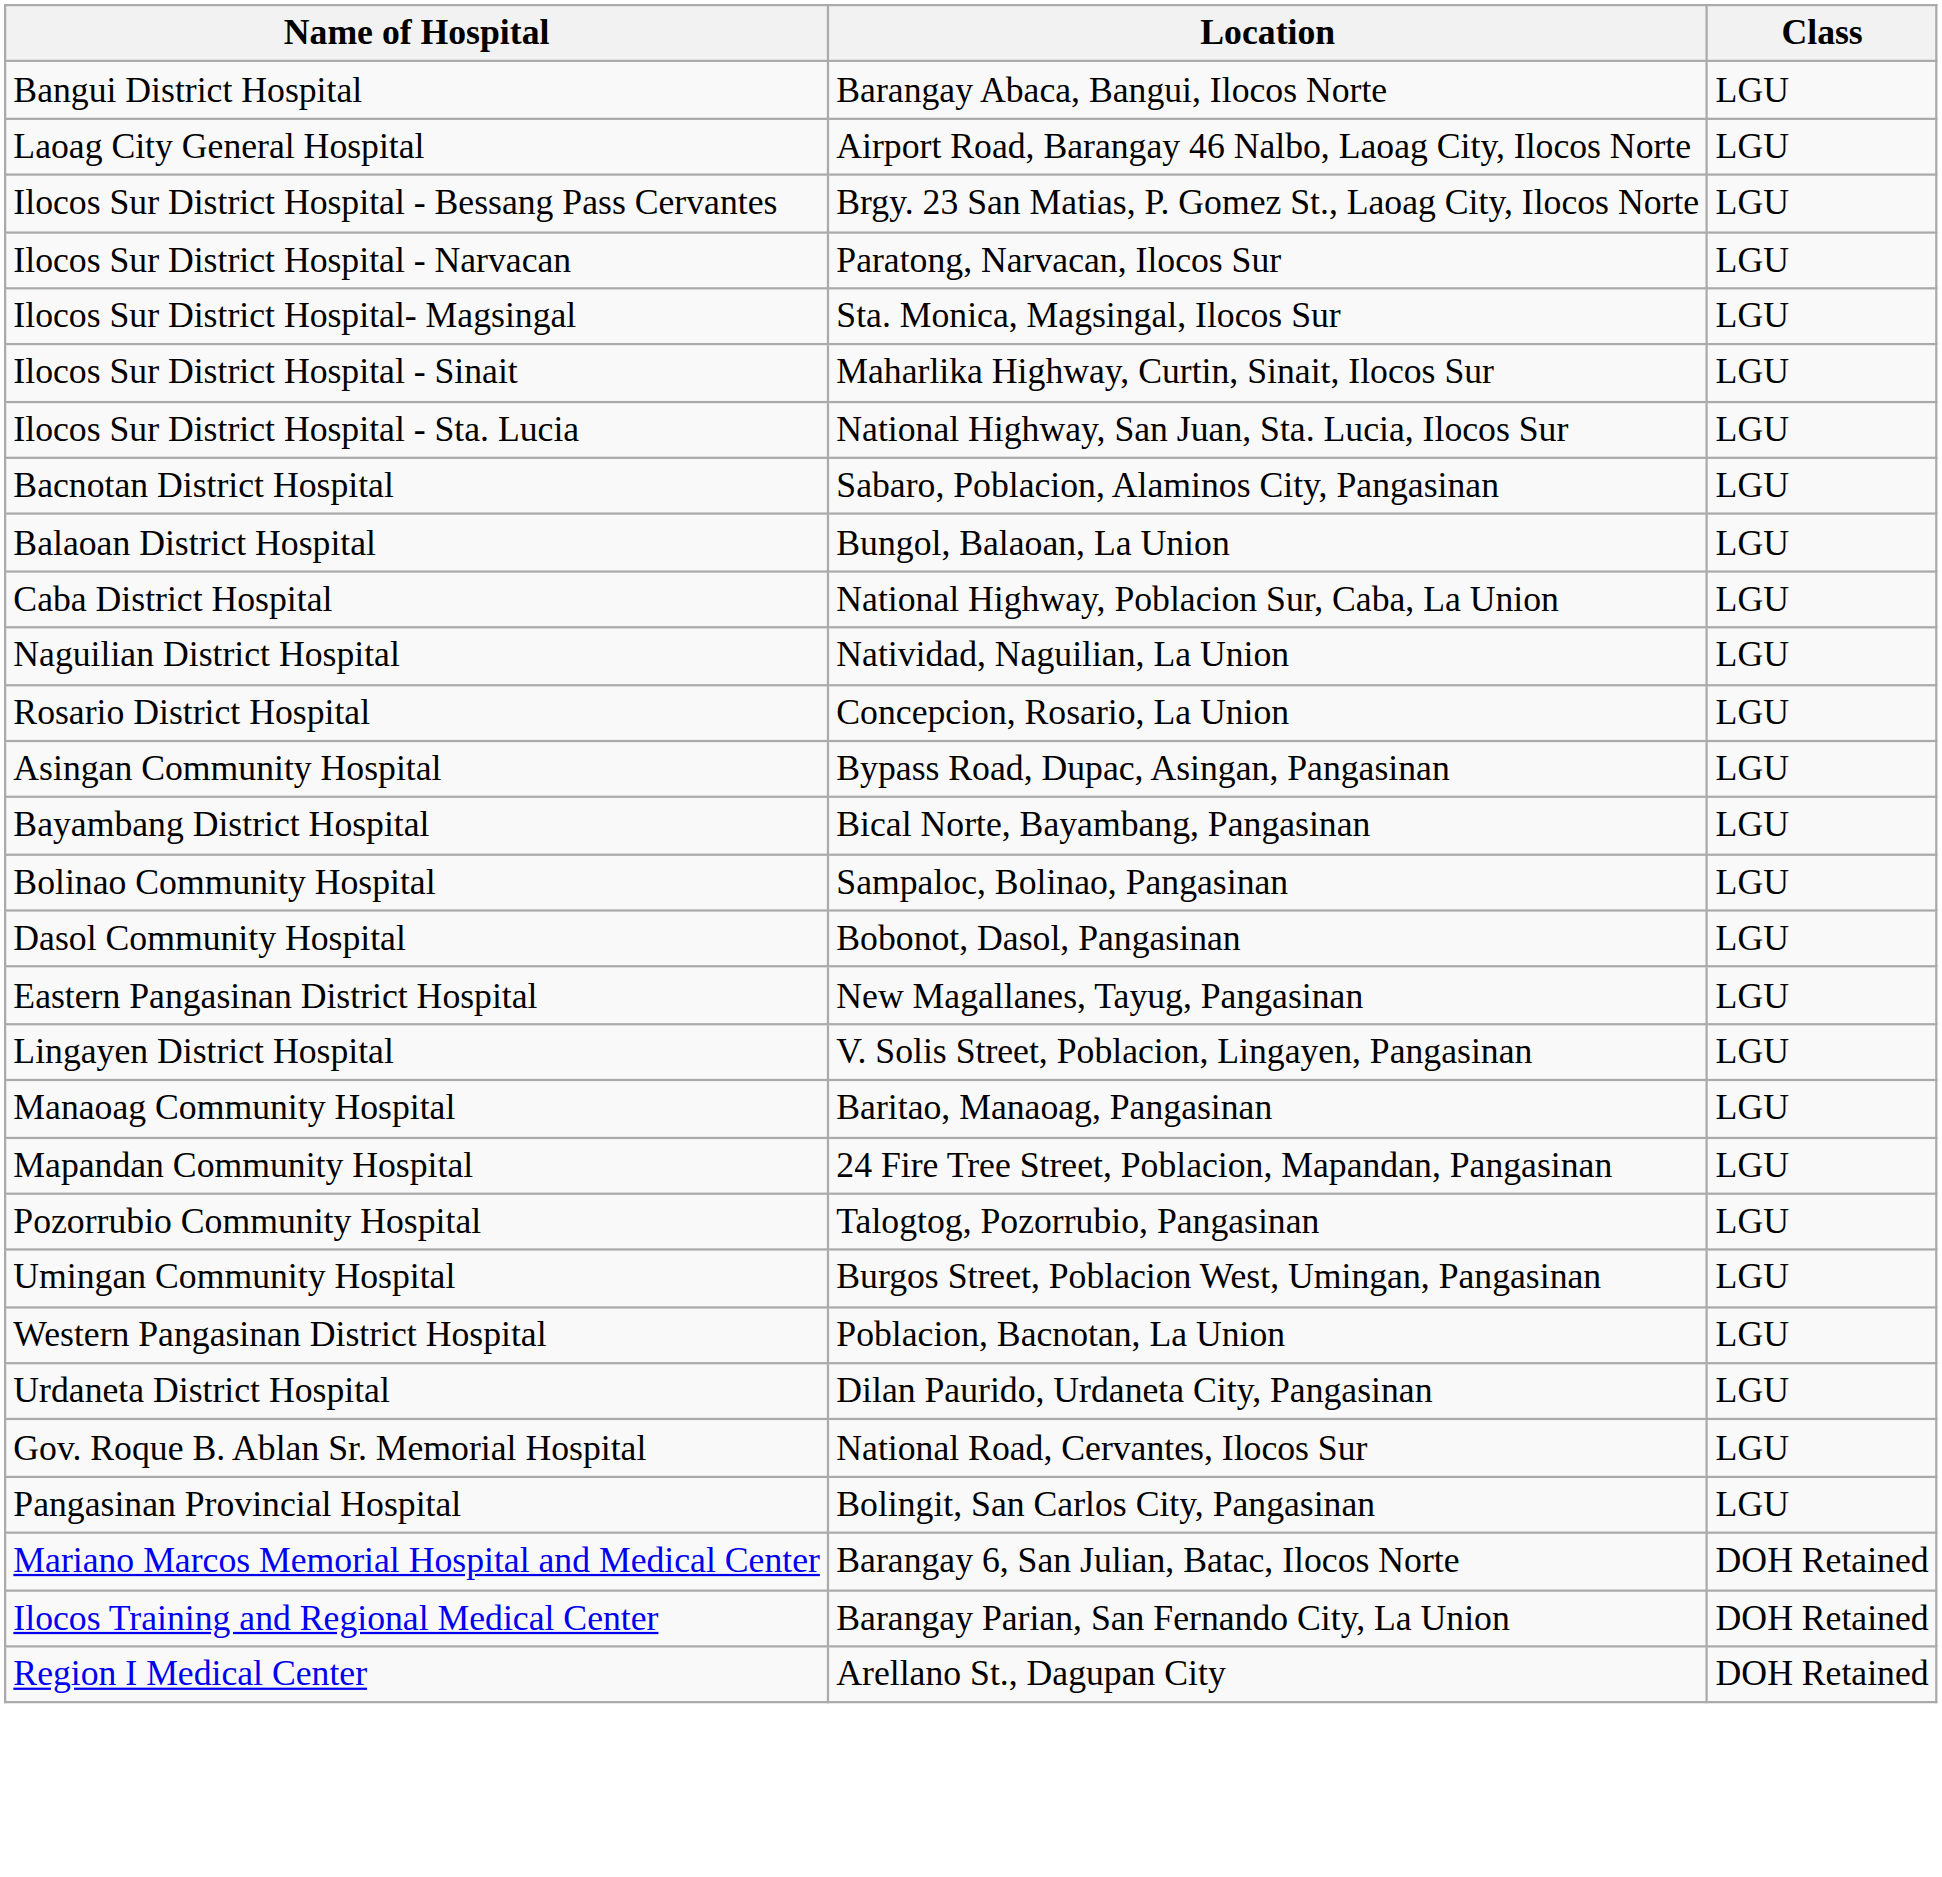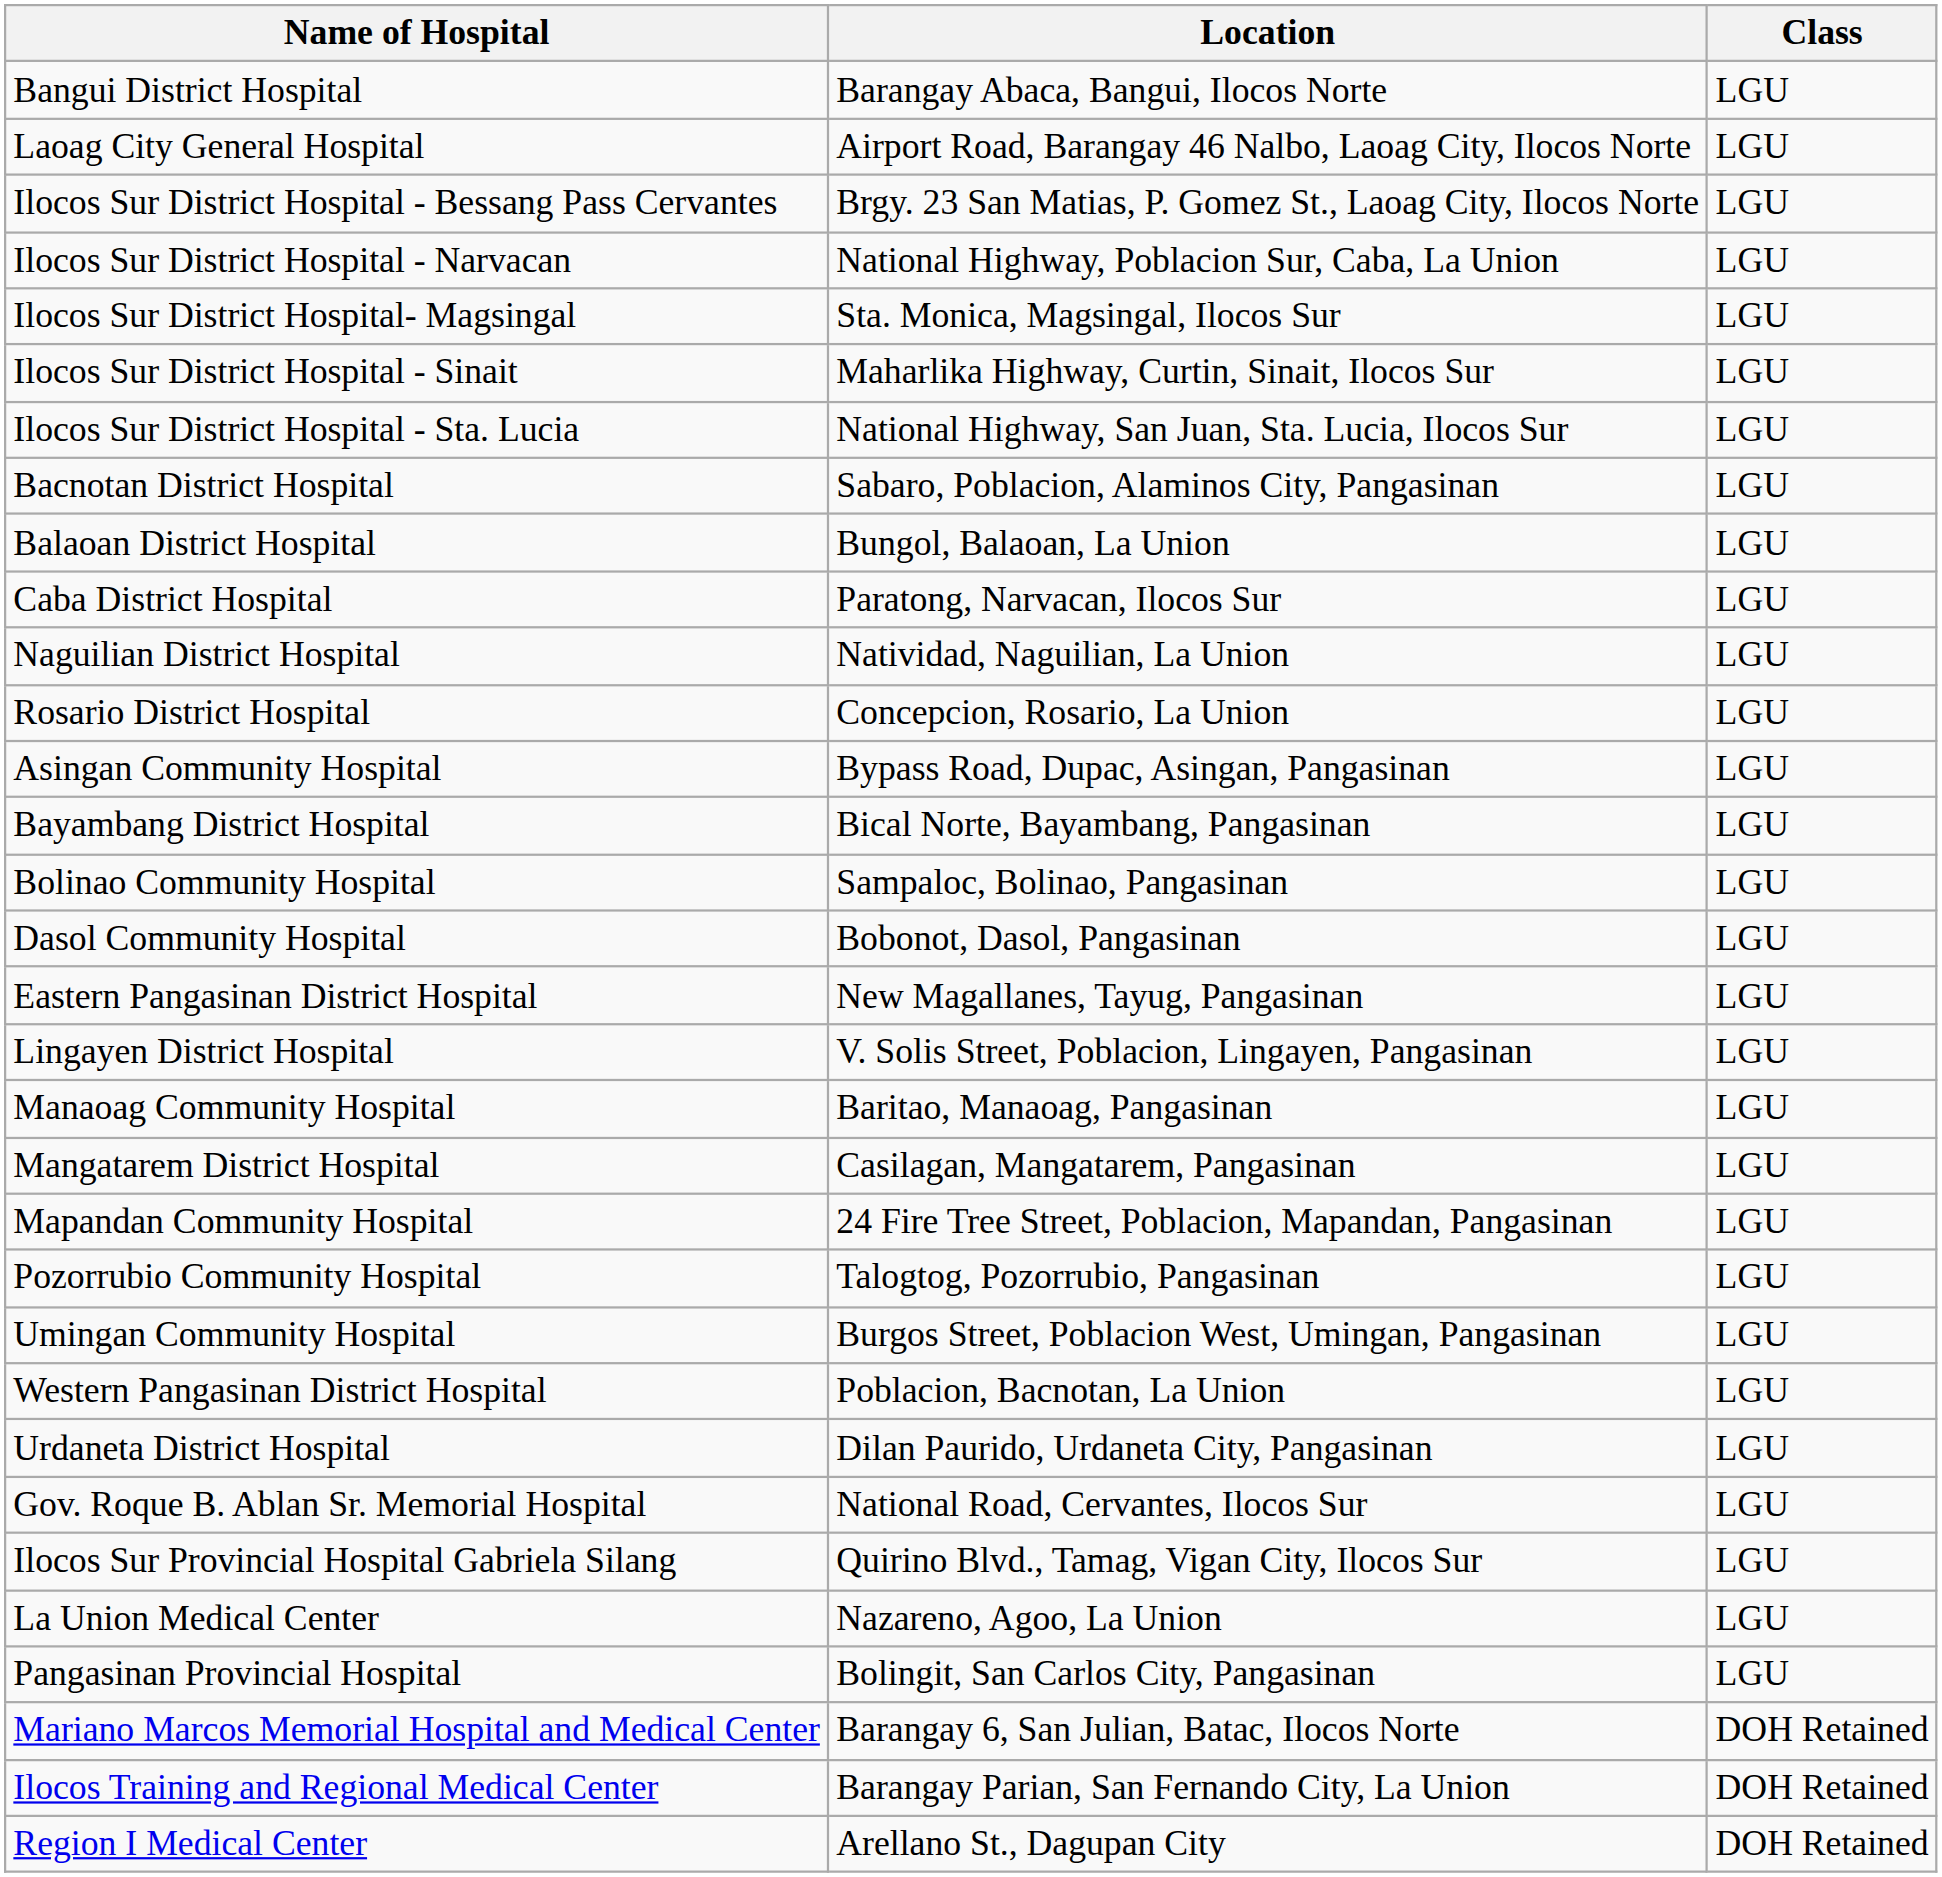(1059, 259) Paratong, Narvacan, Ilocos Sur -> (1198, 259) National Highway, Poblacion Sur, Caba, La Union
(1198, 598) National Highway, Poblacion Sur, Caba, La Union -> (1059, 598) Paratong, Narvacan, Ilocos Sur
+ row: (226, 1164)
+ row: (345, 1560)
+ row: (196, 1617)
